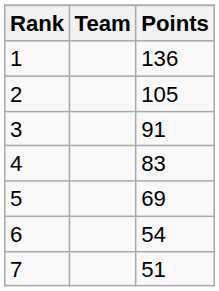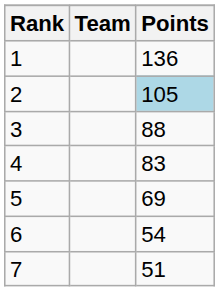(160, 94) no background -> (160, 94) lightblue background
(154, 129) 91 -> (154, 129) 88
